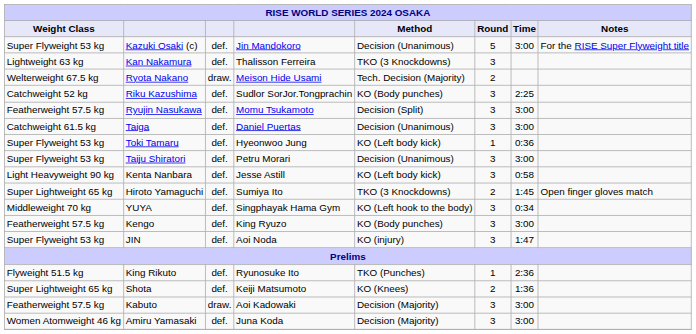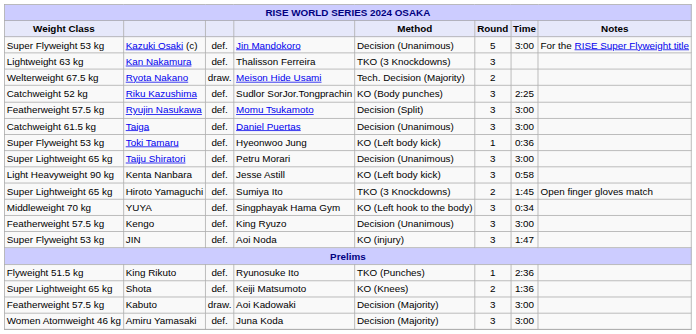(55, 158) Super Flyweight 53 kg -> (60, 158) Super Lightweight 65 kg
(400, 223) KO (Body punches) -> (405, 223) Decision (Unanimous)
